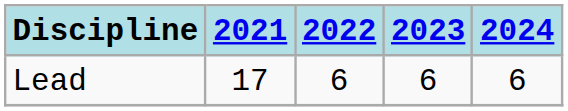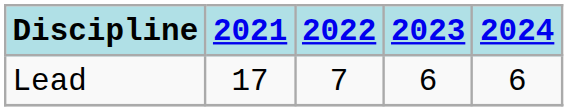(339, 81) 6 -> (339, 81) 7
